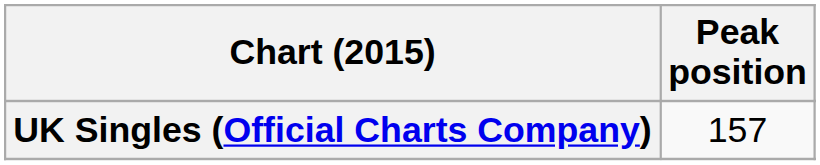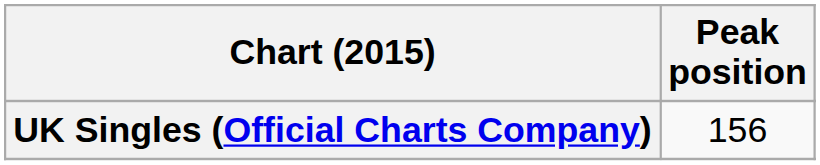(738, 129) 157 -> (738, 129) 156
